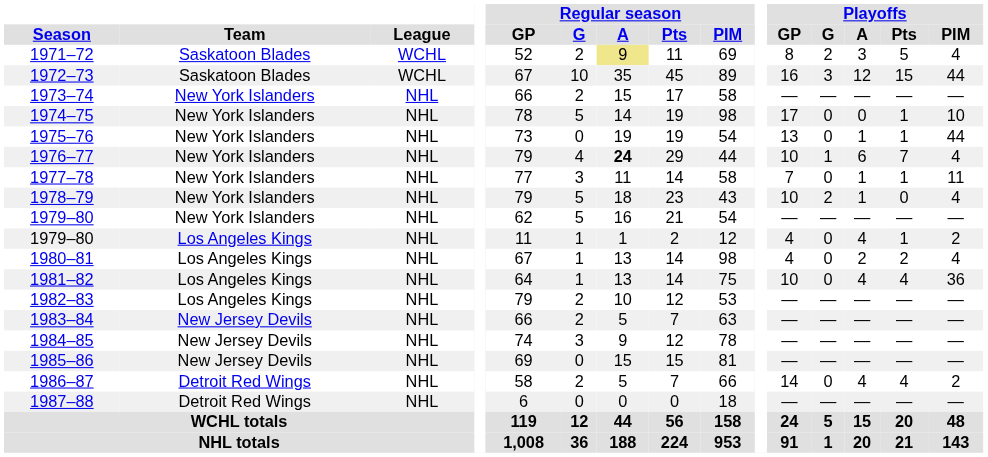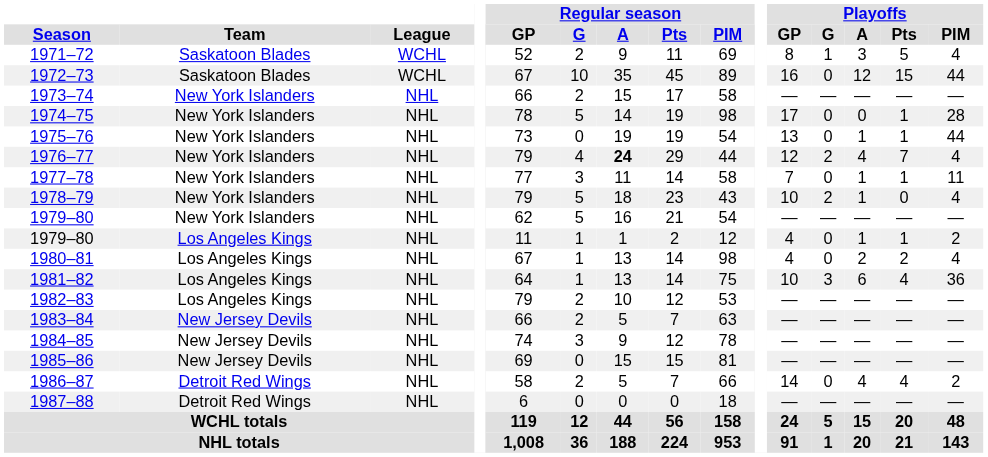(623, 54) khaki background -> (623, 54) no background
(828, 54) 2 -> (828, 54) 1
(828, 75) 3 -> (828, 75) 0
(956, 116) 10 -> (956, 116) 28
(789, 156) 10 -> (789, 156) 12
(828, 156) 1 -> (828, 156) 2
(862, 156) 6 -> (862, 156) 4
(862, 238) 4 -> (862, 238) 1
(828, 279) 0 -> (828, 279) 3
(862, 279) 4 -> (862, 279) 6
